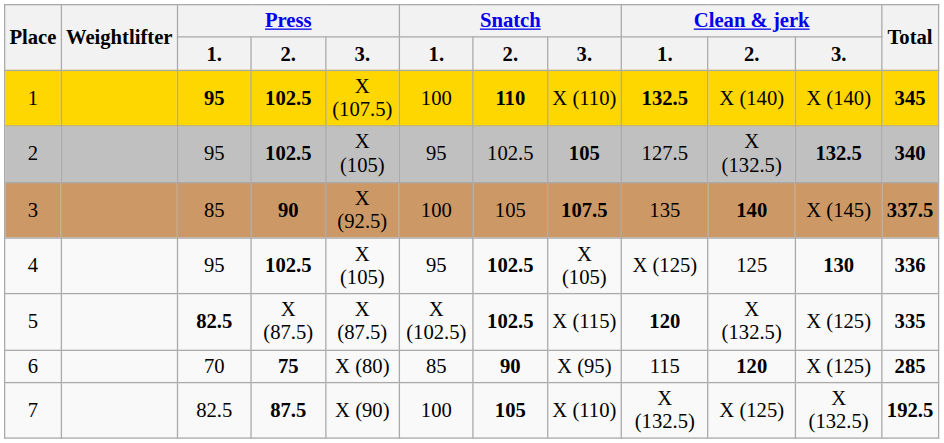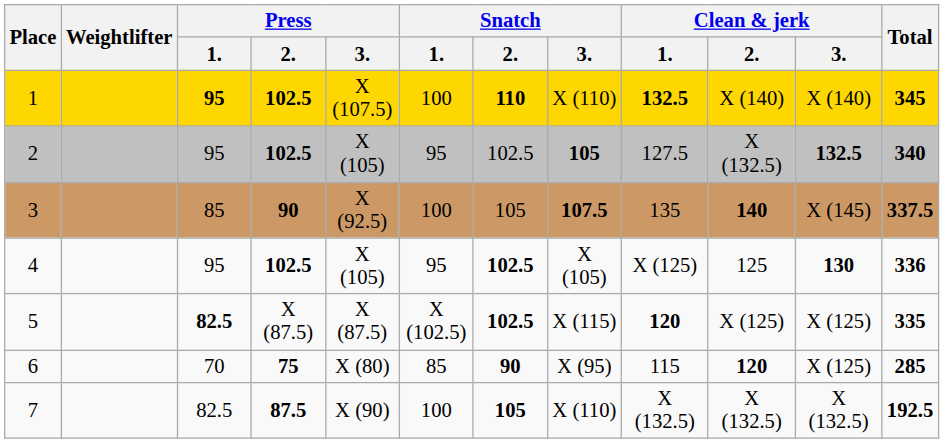(752, 321) X (132.5) -> (752, 321) X (125)
(752, 410) X (125) -> (752, 410) X (132.5)
